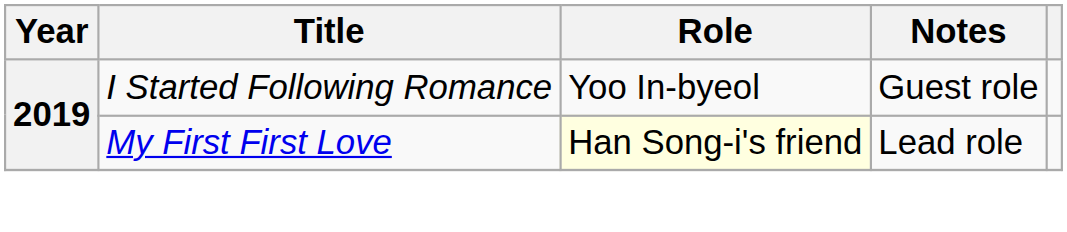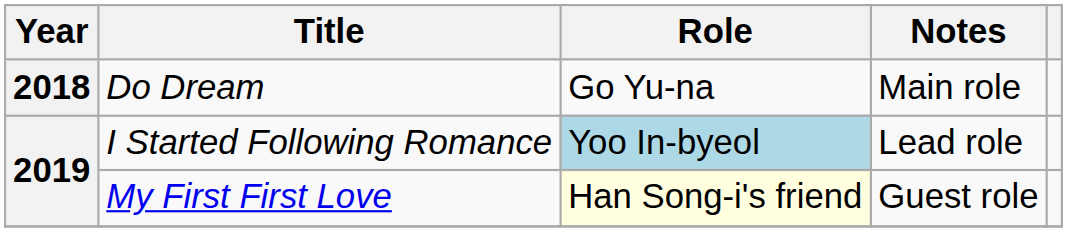+ row: (185, 87)
(664, 87) no background -> (664, 142) lightblue background
(958, 87) Guest role -> (951, 142) Lead role
(951, 142) Lead role -> (958, 197) Guest role
